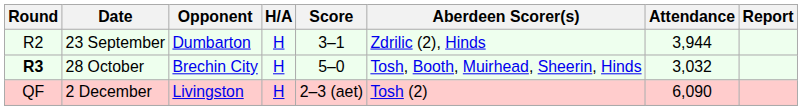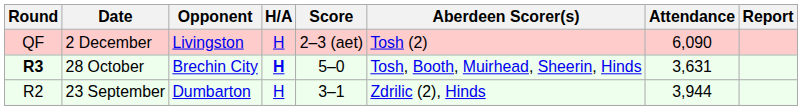rows swapped: (115, 42) <-> (109, 92)
(279, 67) normal -> (279, 67) bold
(692, 67) 3,032 -> (692, 67) 3,631
